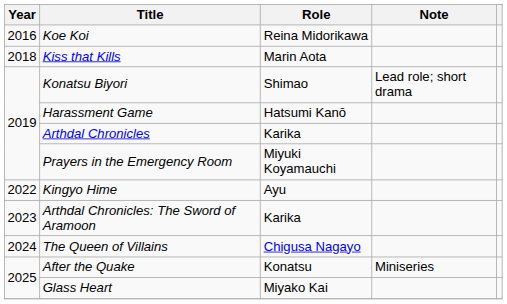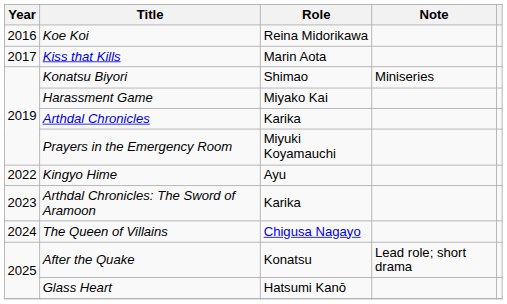(22, 56) 2018 -> (22, 56) 2017
(421, 84) Lead role; short drama -> (404, 77) Miniseries
(305, 112) Hatsumi Kanō -> (296, 98) Miyako Kai
(404, 267) Miniseries -> (421, 259) Lead role; short drama
(296, 288) Miyako Kai -> (305, 288) Hatsumi Kanō
